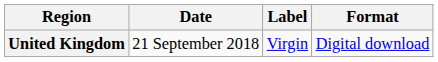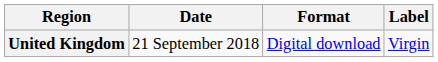columns swapped: (373, 17) <-> (287, 17)
